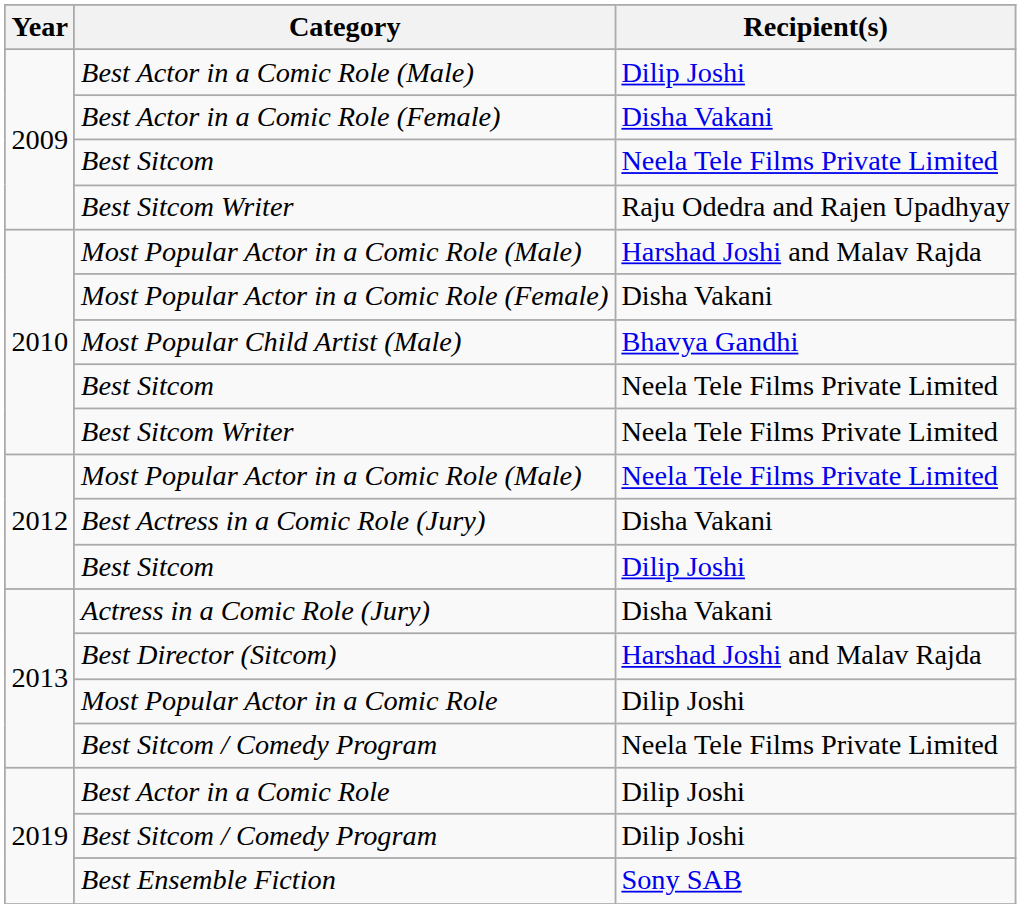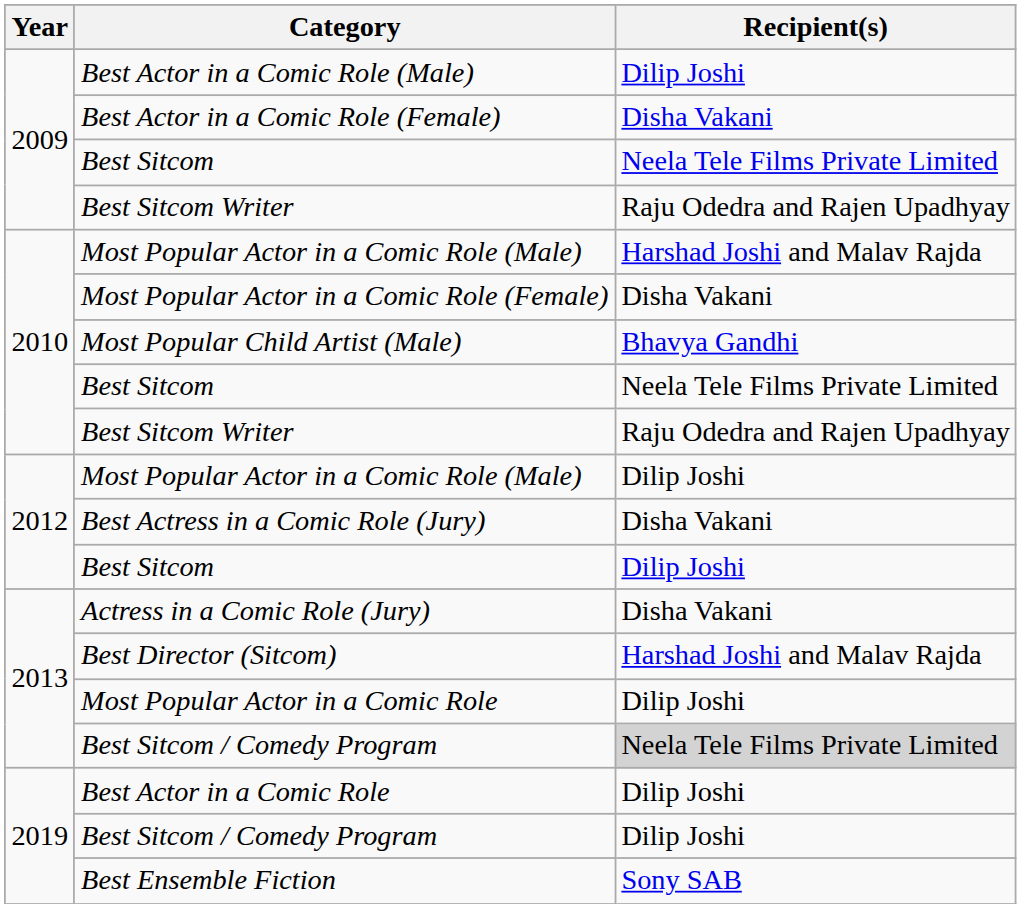(810, 431) Neela Tele Films Private Limited -> (816, 431) Raju Odedra and Rajen Upadhyay
(810, 476) Neela Tele Films Private Limited -> (683, 476) Dilip Joshi
(810, 745) no background -> (810, 745) lightgrey background
